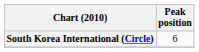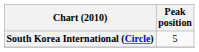(175, 39) 6 -> (175, 39) 5
